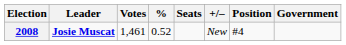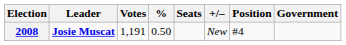(133, 31) 1,461 -> (133, 31) 1,191
(161, 31) 0.52 -> (161, 31) 0.50
